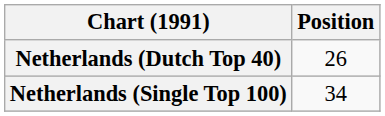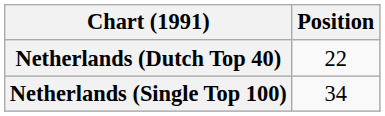(336, 57) 26 -> (336, 57) 22
